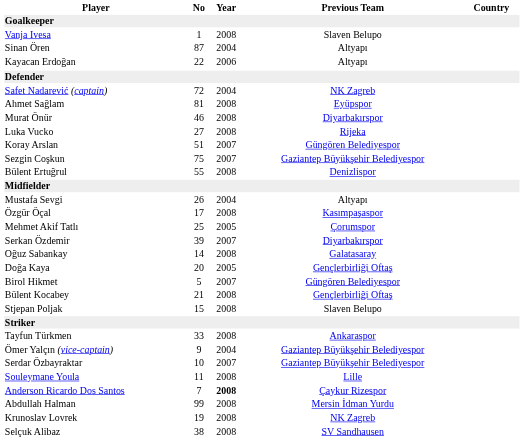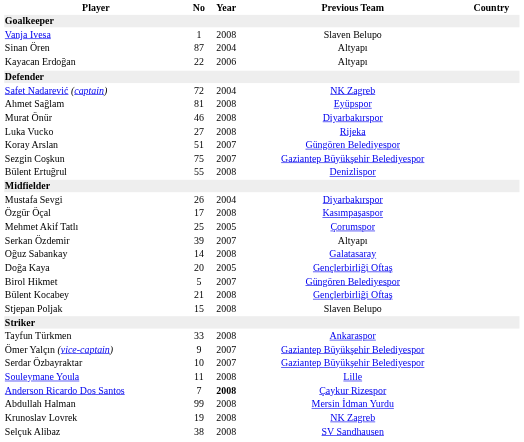(353, 199) Altyapı -> (353, 199) Diyarbakırspor
(353, 240) Diyarbakırspor -> (353, 240) Altyapı
(226, 349) 2004 -> (226, 349) 2007
